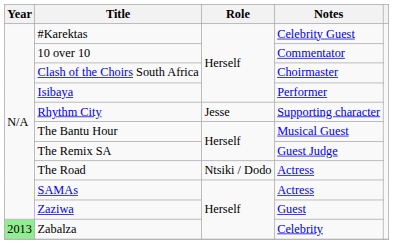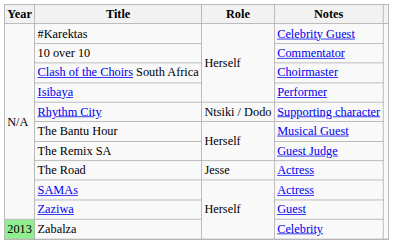(217, 111) Jesse -> (238, 111) Ntsiki / Dodo
(238, 170) Ntsiki / Dodo -> (217, 170) Jesse
